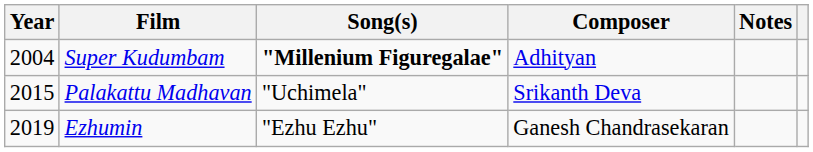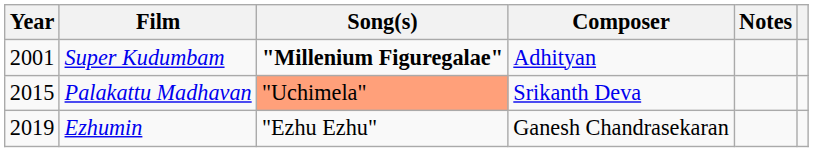(32, 57) 2004 -> (32, 57) 2001
(314, 92) no background -> (314, 92) lightsalmon background
